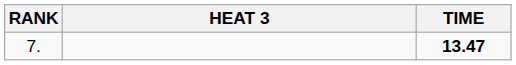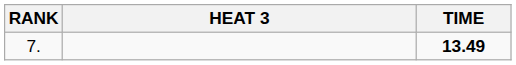(464, 46) 13.47 -> (464, 46) 13.49
